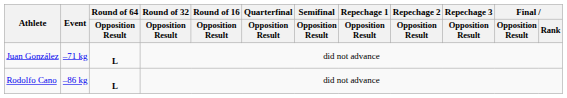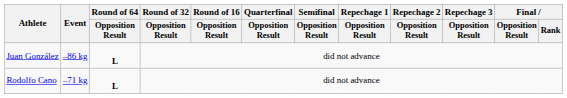(75, 56) –71 kg -> (75, 56) –86 kg
(75, 81) –86 kg -> (75, 81) –71 kg
